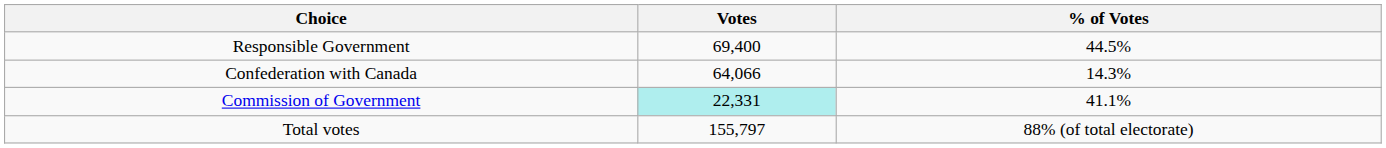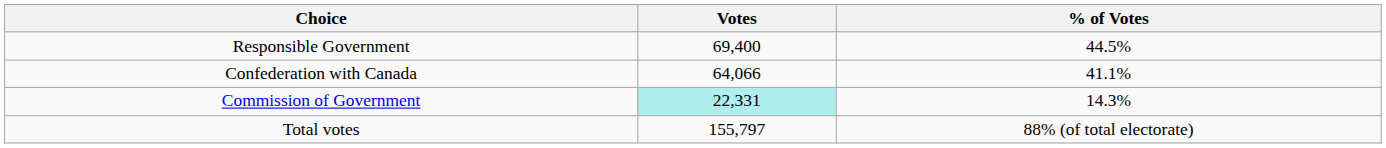(1109, 73) 14.3% -> (1109, 73) 41.1%
(1109, 101) 41.1% -> (1109, 101) 14.3%
